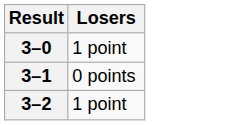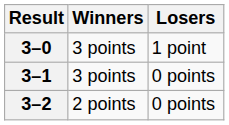+ column: (108, 18)
(99, 104) 1 point -> (184, 104) 0 points
